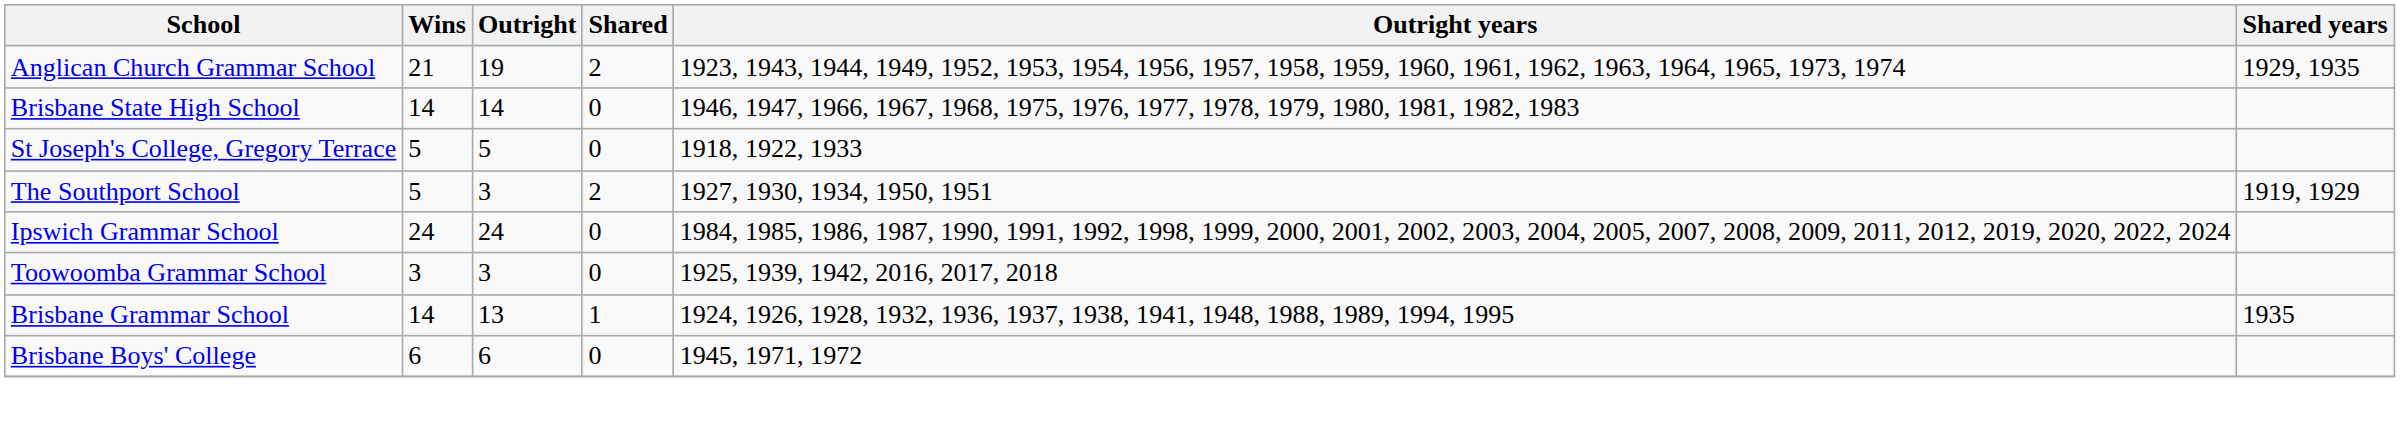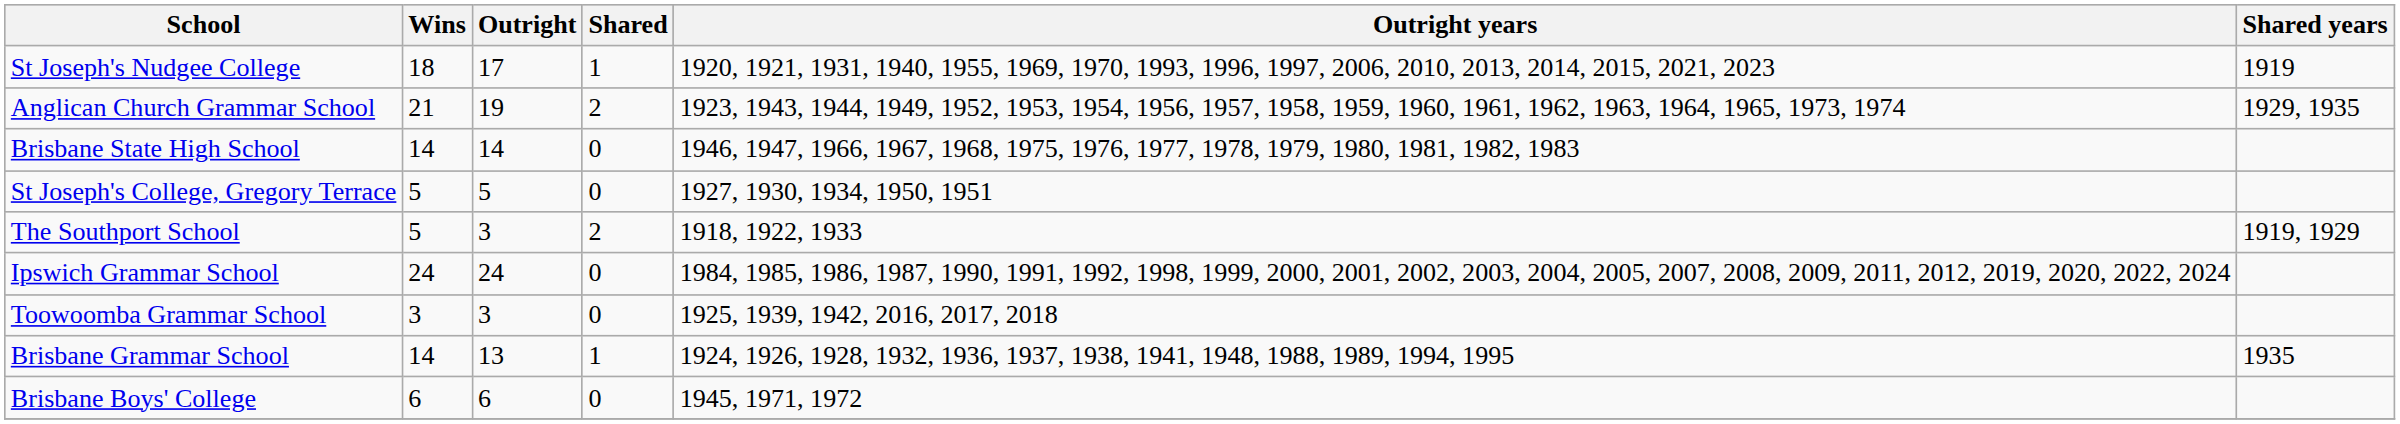+ row: (156, 66)
(771, 149) 1918, 1922, 1933 -> (836, 190) 1927, 1930, 1934, 1950, 1951
(836, 190) 1927, 1930, 1934, 1950, 1951 -> (771, 231) 1918, 1922, 1933
